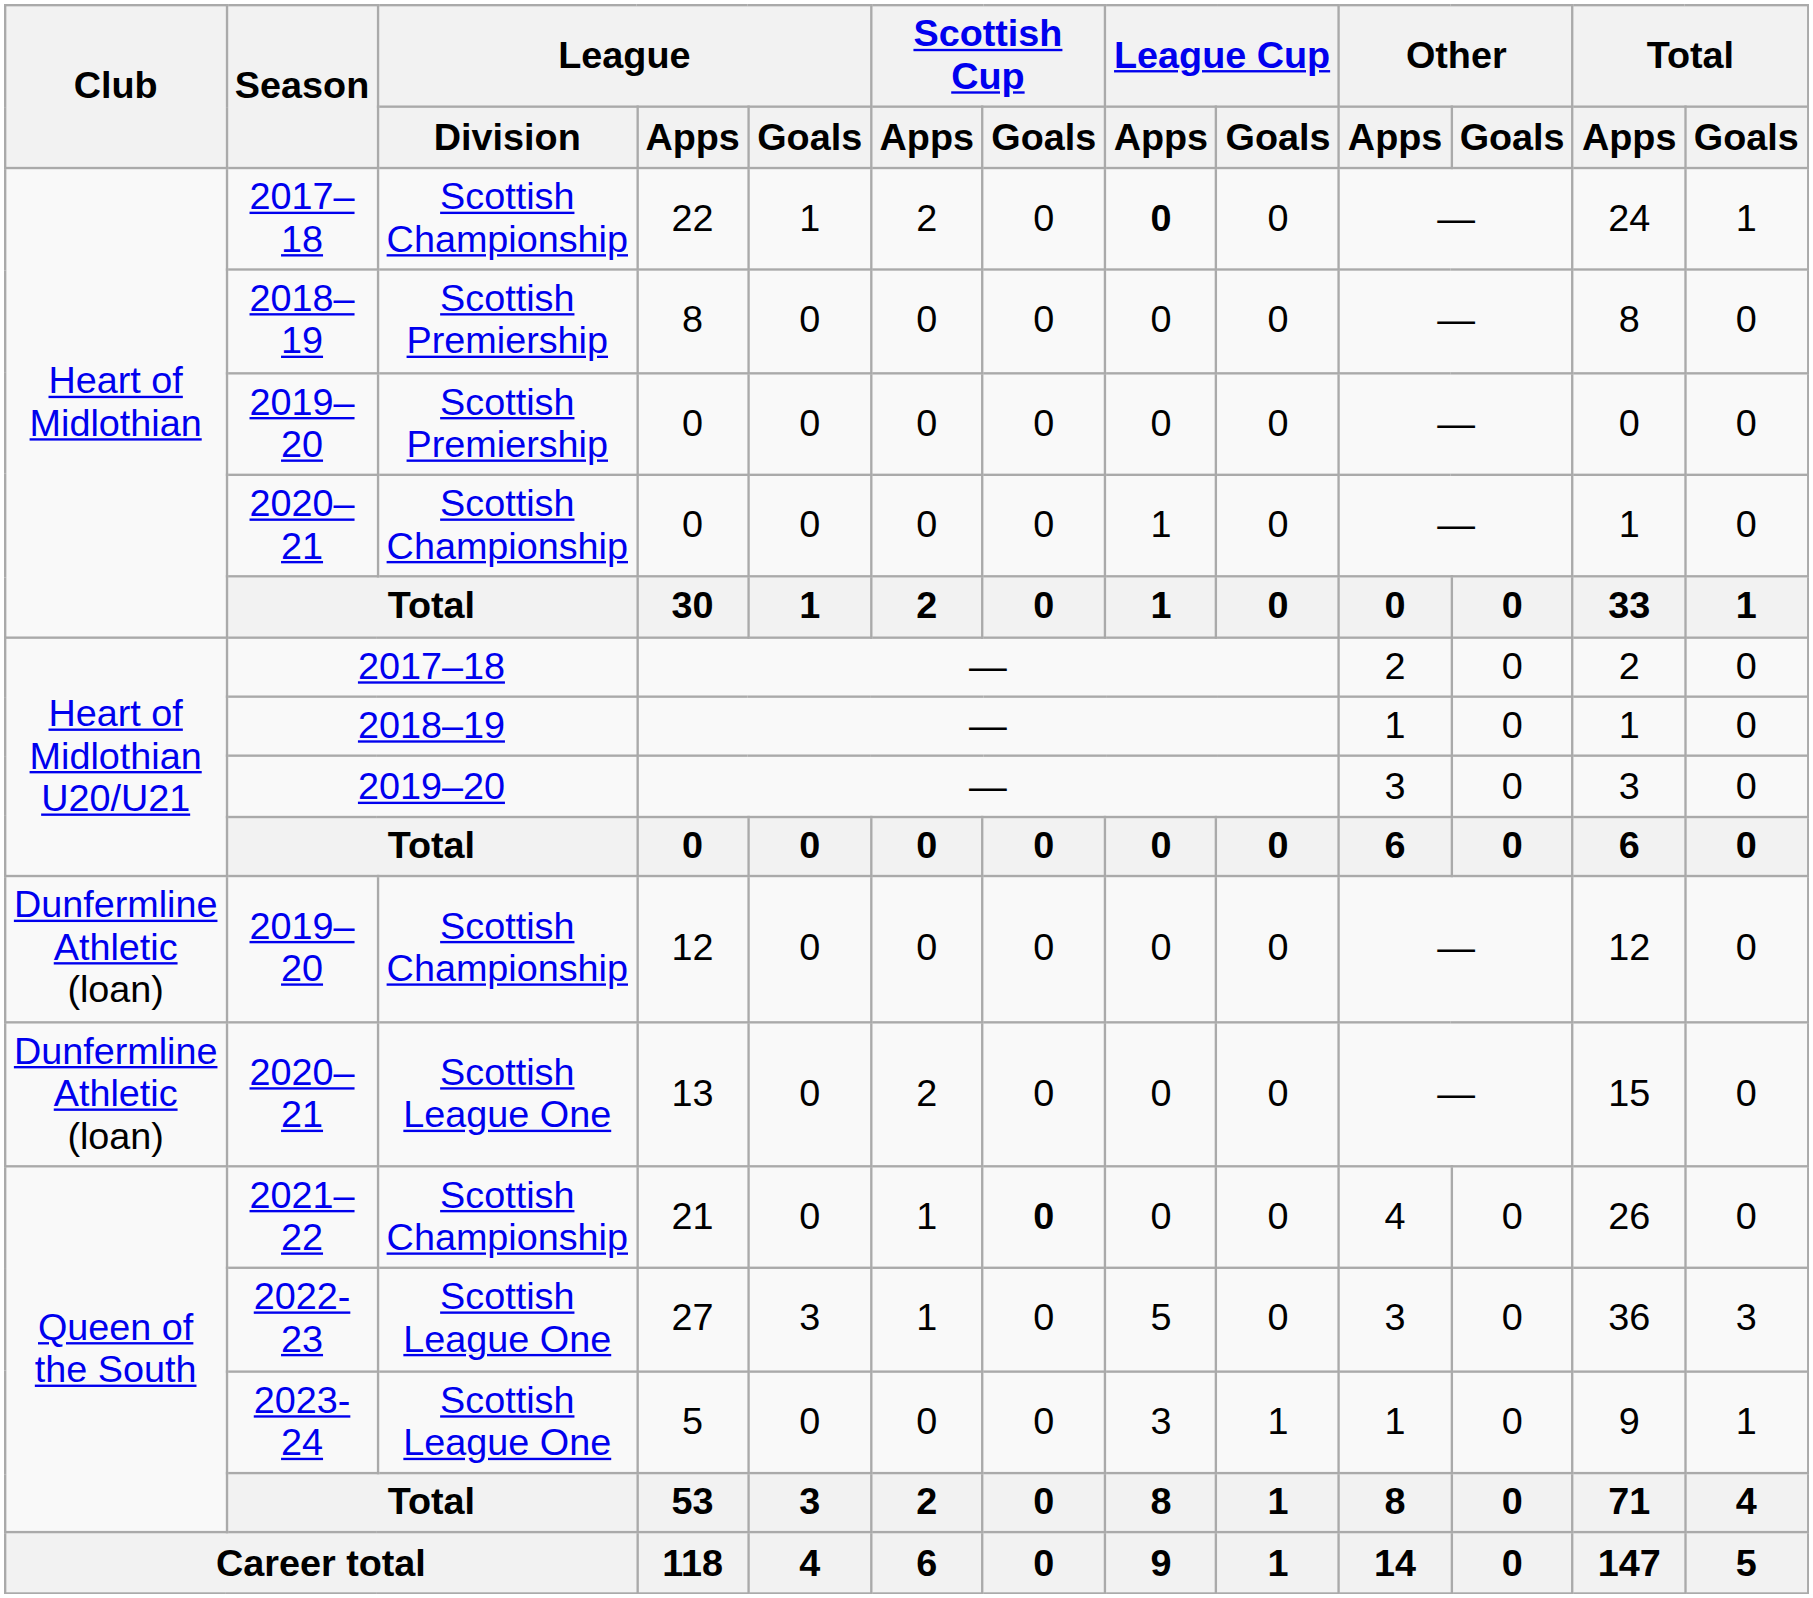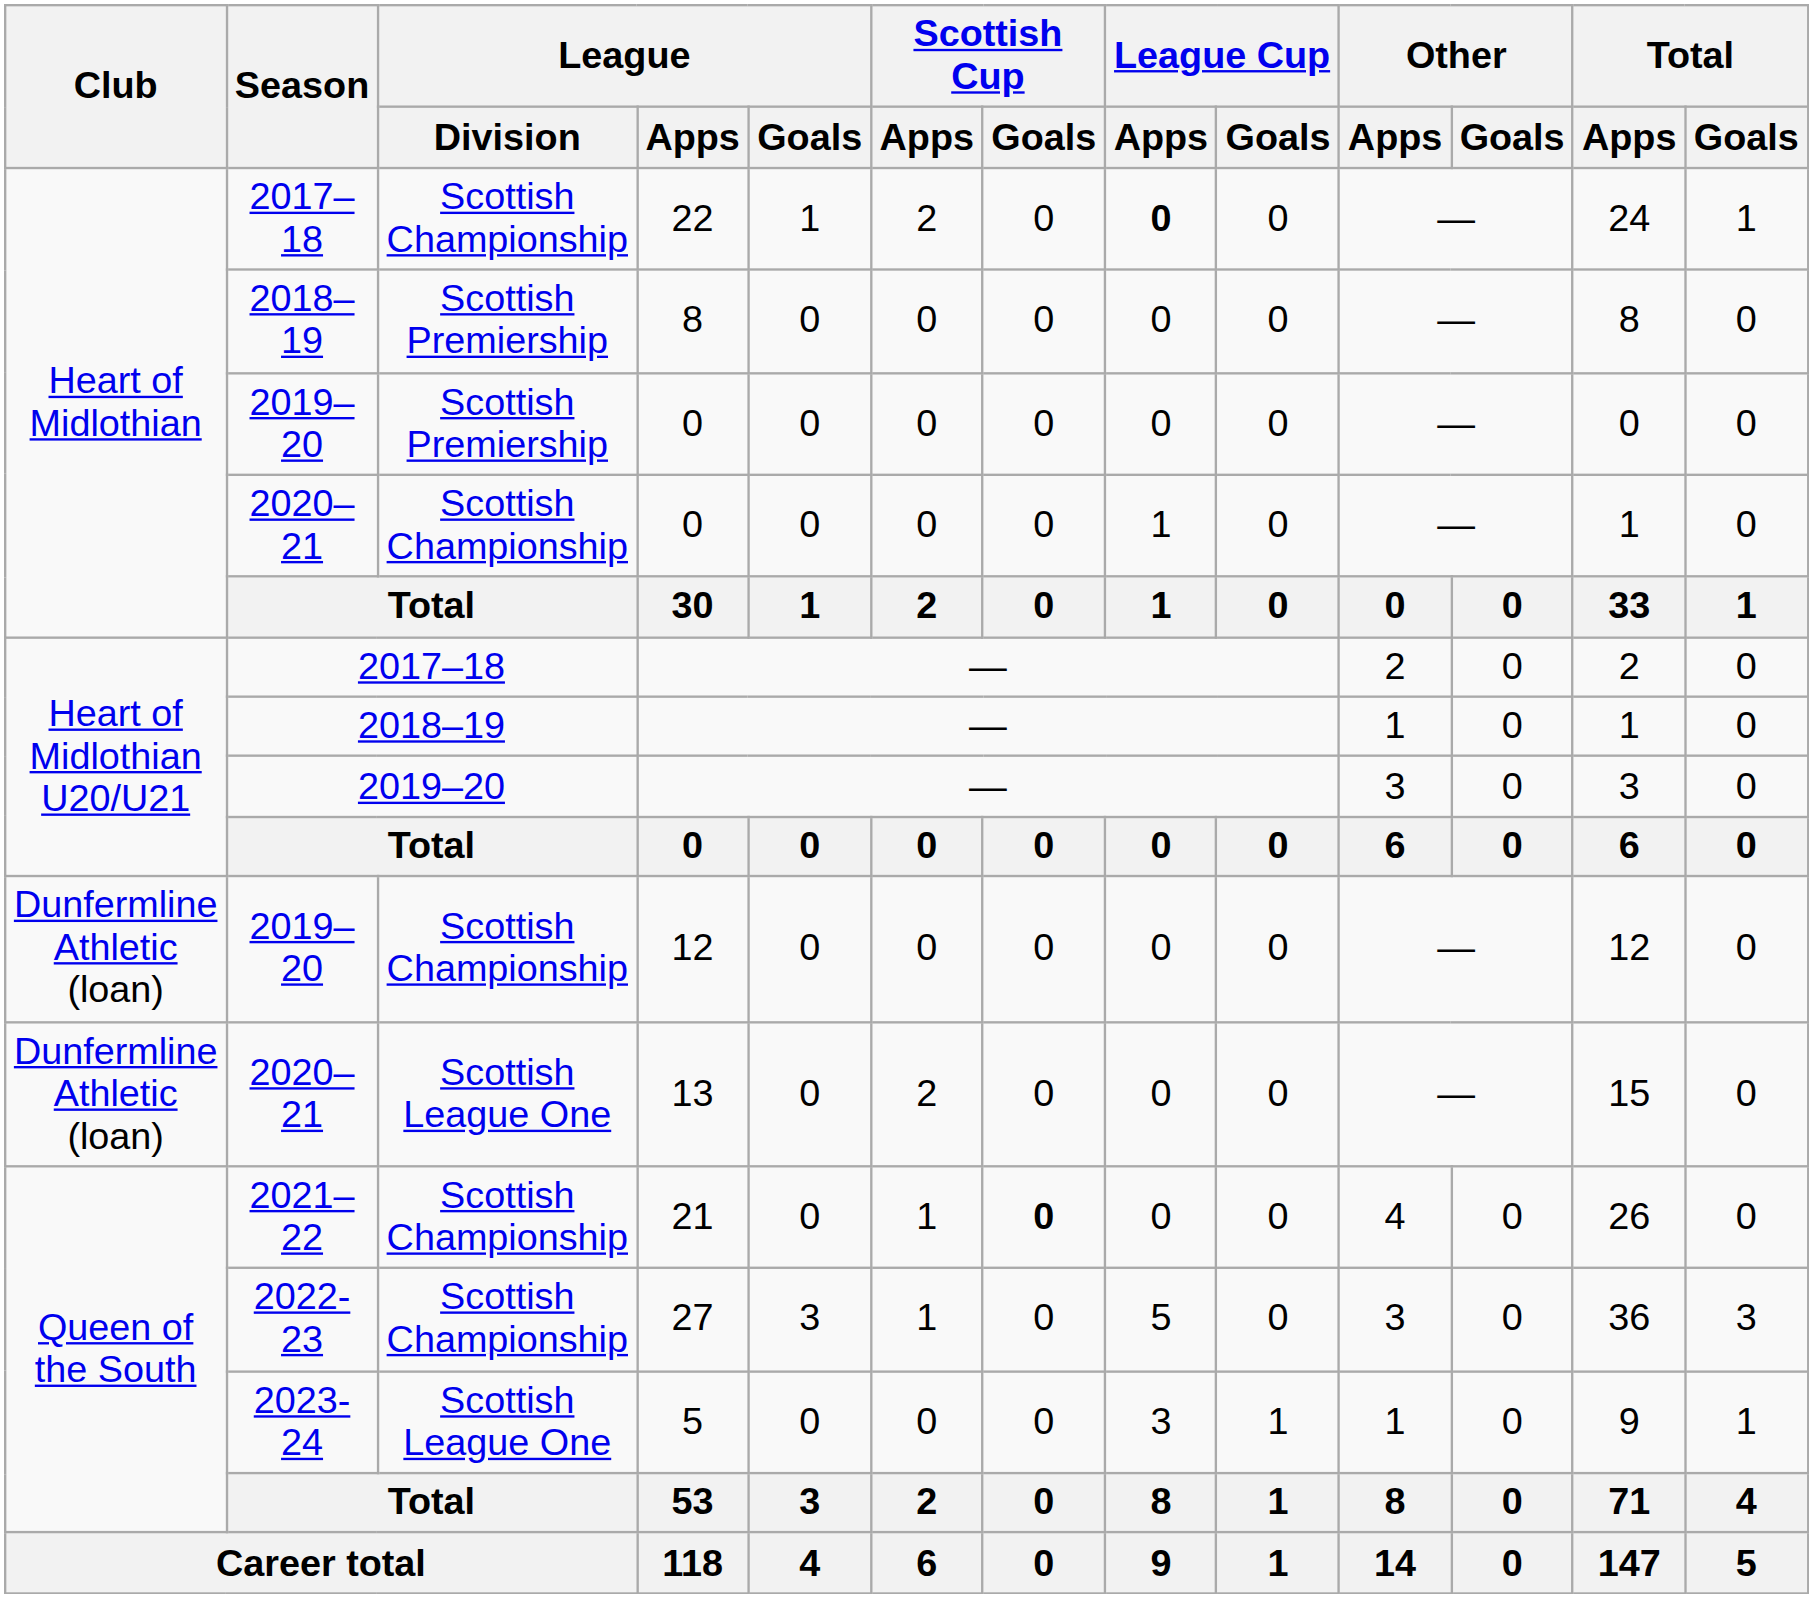(507, 1318) Scottish League One -> (507, 1318) Scottish Championship
